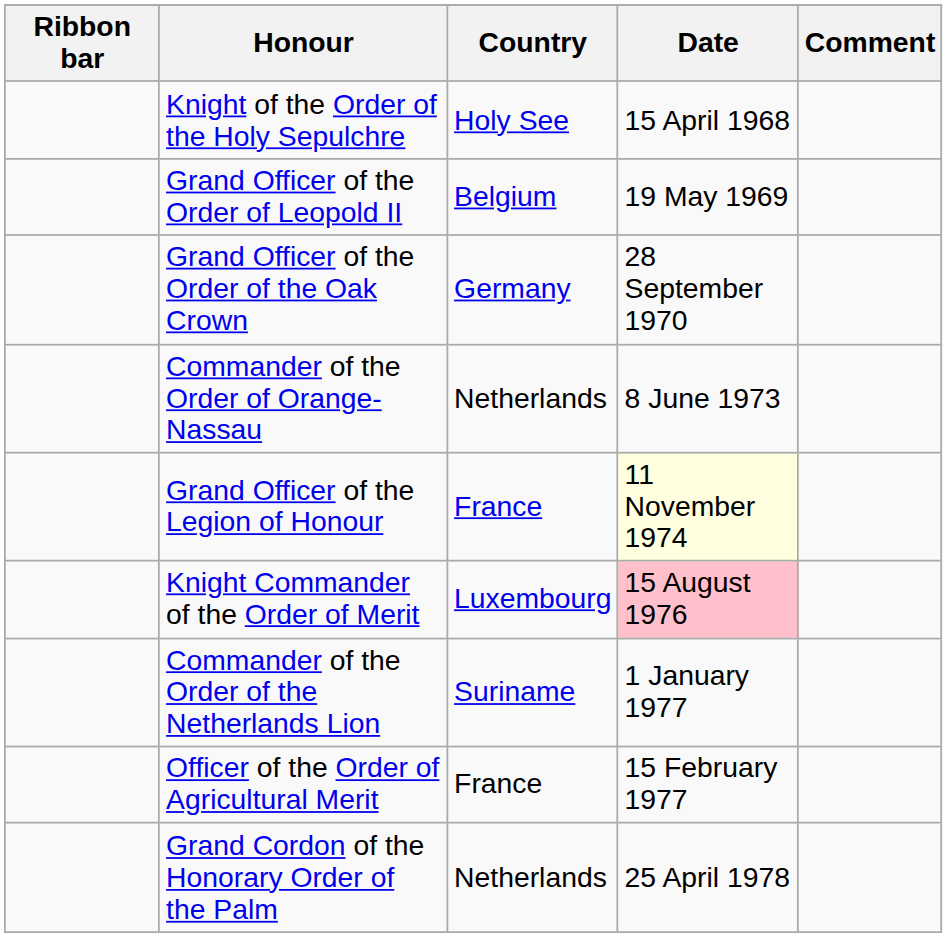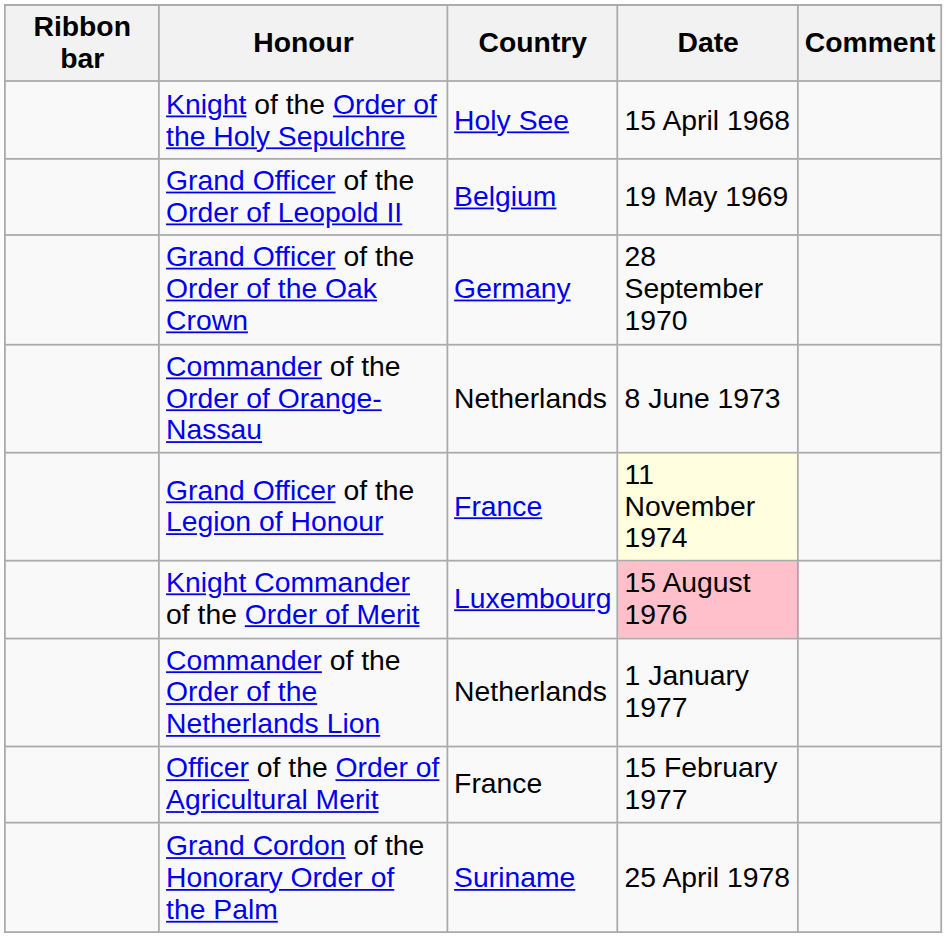(515, 691) Suriname -> (530, 691) Netherlands
(530, 877) Netherlands -> (515, 877) Suriname
